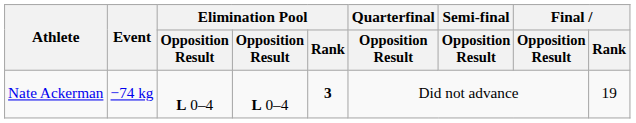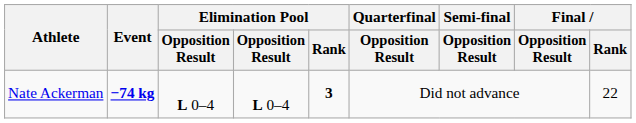(132, 94) normal -> (133, 94) bold
(609, 94) 19 -> (610, 94) 22
